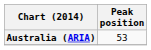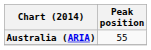(122, 38) 53 -> (122, 38) 55
